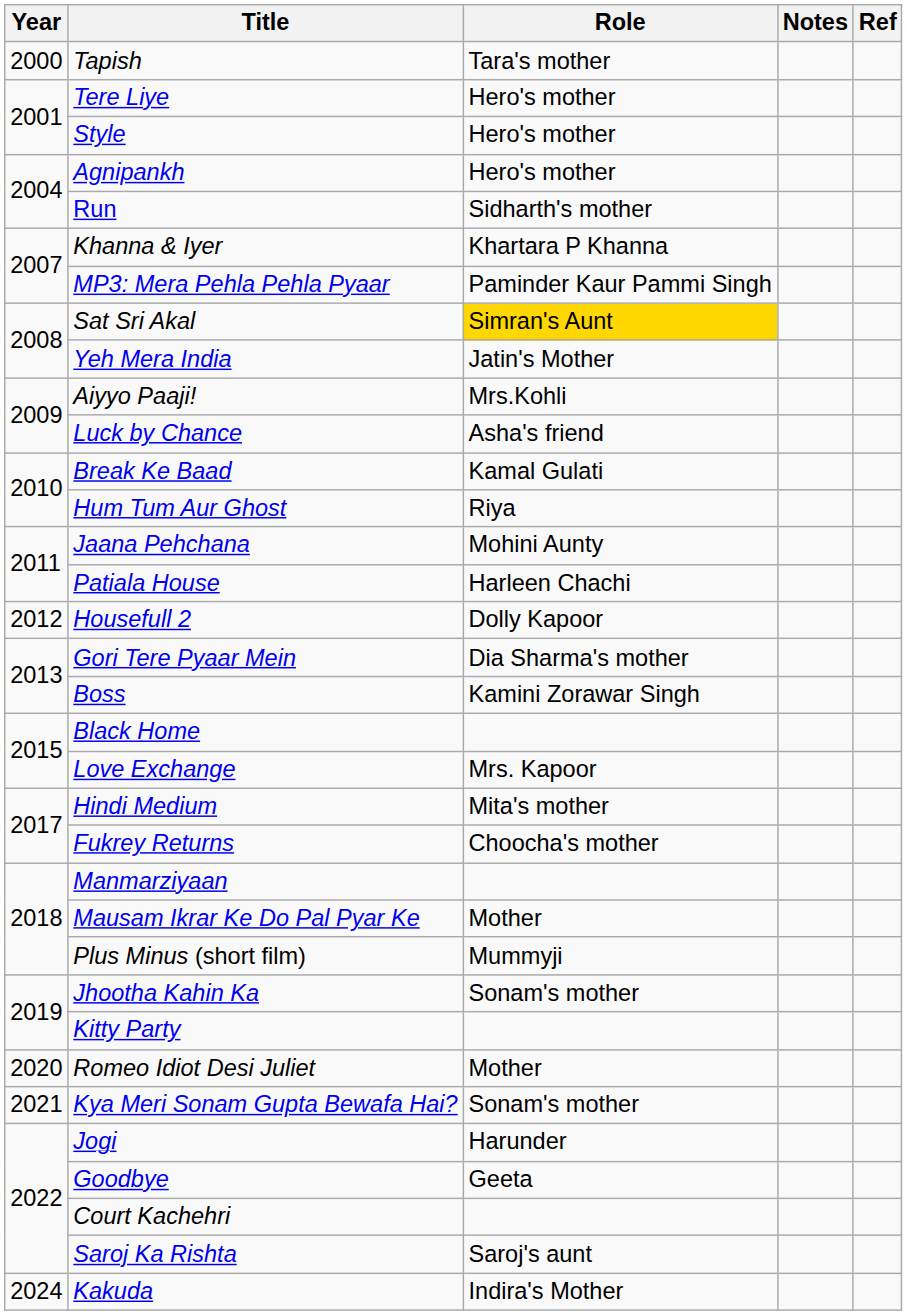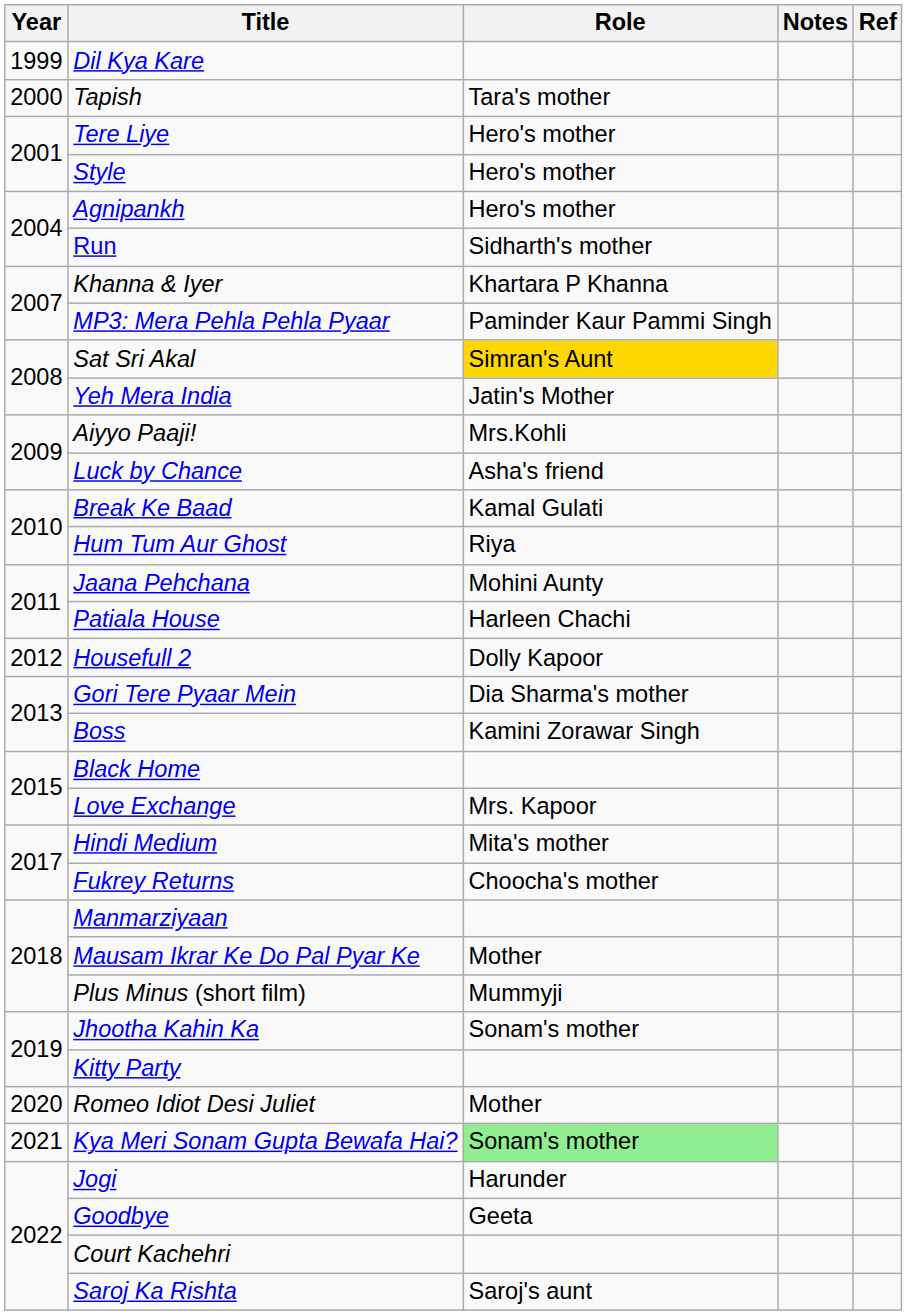+ row: (139, 60)
(554, 1104) no background -> (554, 1142) lightgreen background
- row: (113, 1291)
